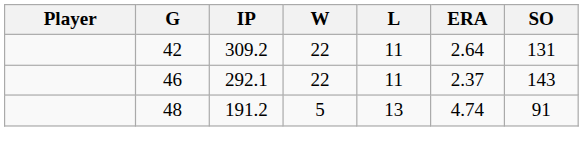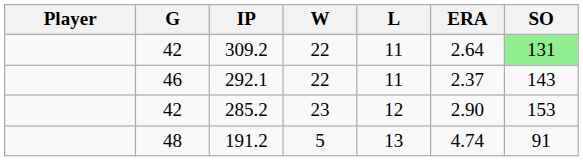(541, 49) no background -> (541, 49) lightgreen background
+ row: (246, 110)
